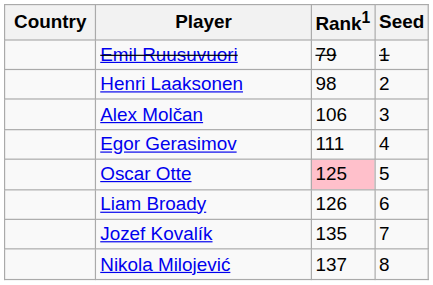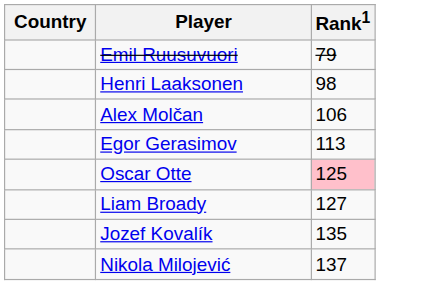- column: (402, 22)
(330, 144) 111 -> (331, 144) 113
(331, 204) 126 -> (331, 204) 127
